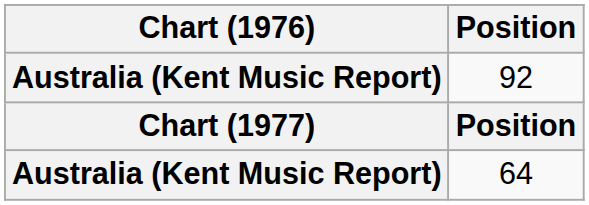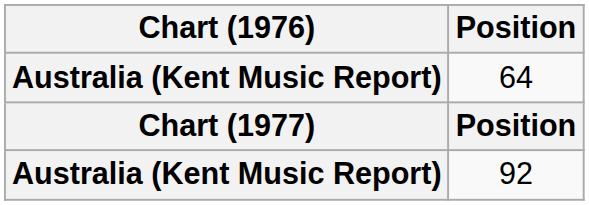rows swapped: (516, 77) <-> (516, 174)
